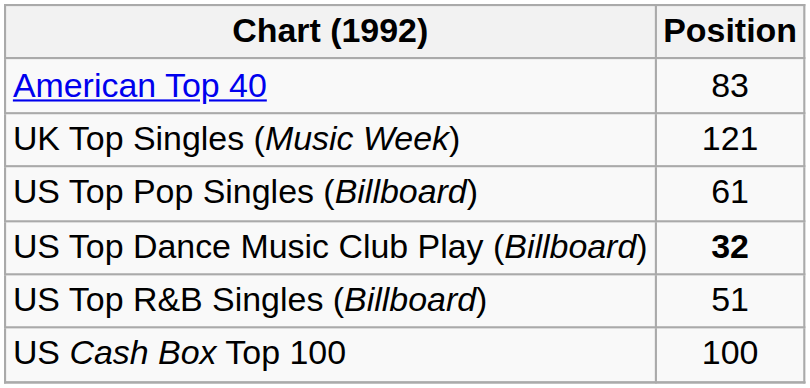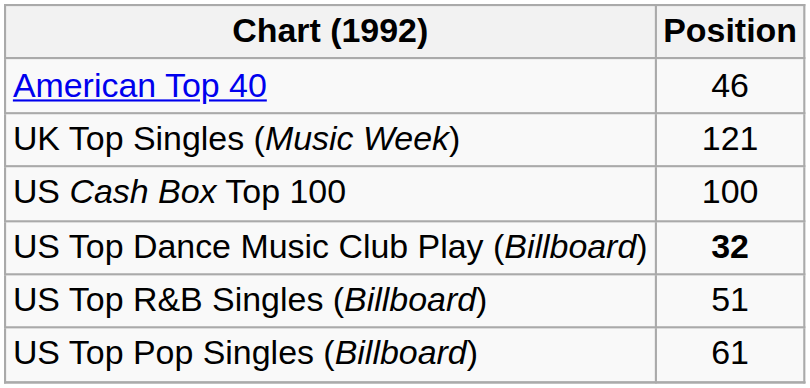(730, 85) 83 -> (730, 85) 46
rows swapped: (245, 192) <-> (179, 354)
